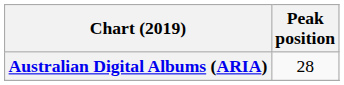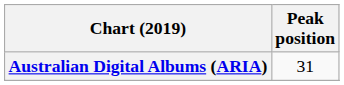(305, 66) 28 -> (305, 66) 31
